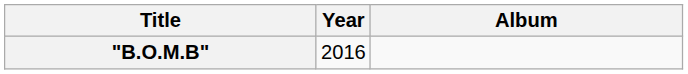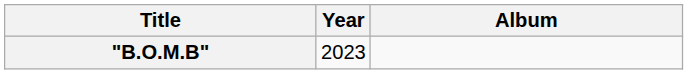(343, 52) 2016 -> (343, 52) 2023
